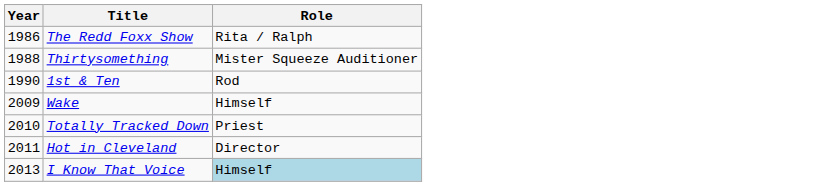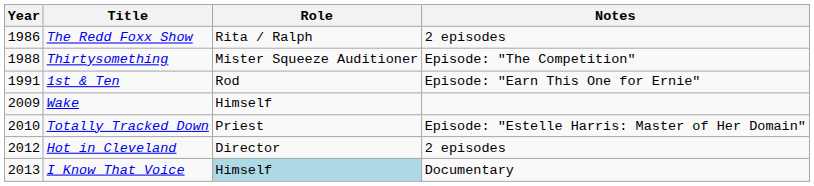+ column: (615, 16)
(24, 82) 1990 -> (24, 82) 1991
(24, 148) 2011 -> (24, 148) 2012
